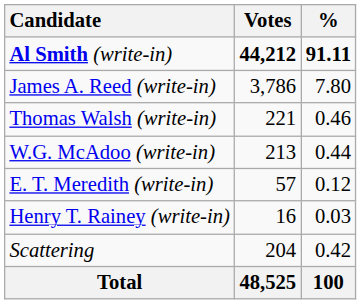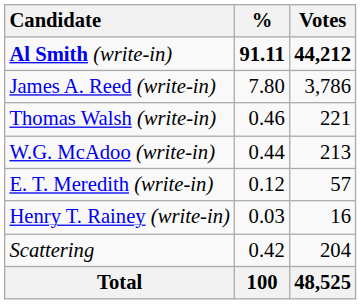columns swapped: (268, 20) <-> (328, 20)
